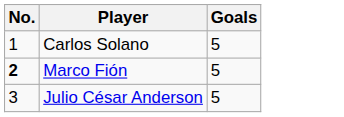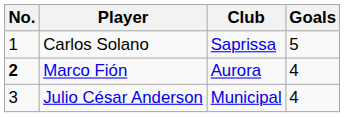+ column: (246, 17)
(215, 71) 5 -> (294, 71) 4
(215, 97) 5 -> (294, 97) 4
